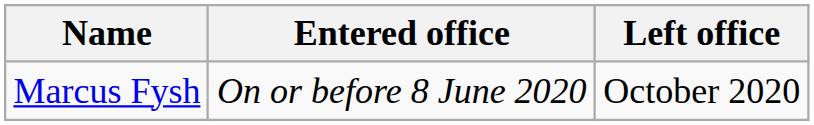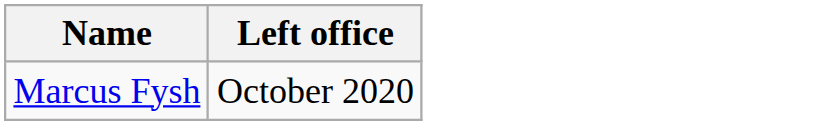- column: (402, 33)
